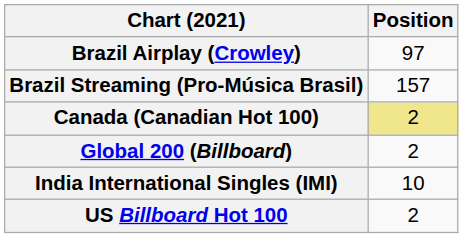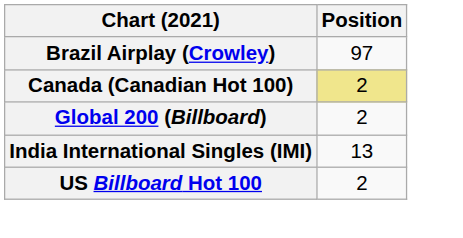- row: (186, 85)
(413, 183) 10 -> (362, 150) 13
